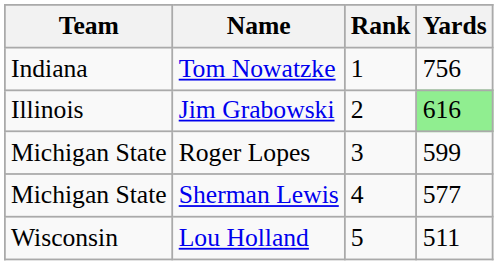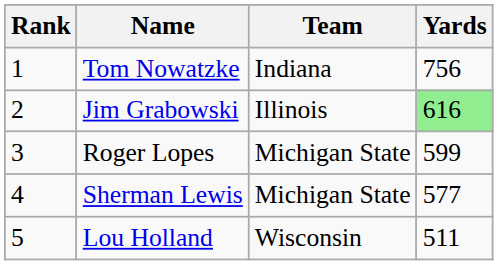columns swapped: (381, 26) <-> (89, 26)
